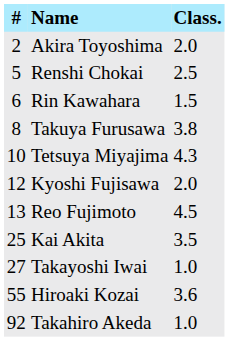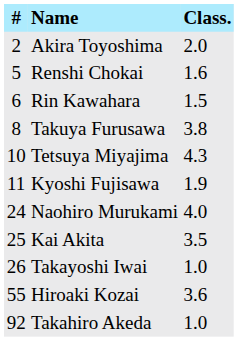(186, 73) 2.5 -> (195, 73) 1.6
(16, 184) 12 -> (16, 184) 11
(186, 184) 2.0 -> (195, 184) 1.9
- row: (83, 211)
+ row: (105, 211)
(16, 267) 27 -> (16, 267) 26
